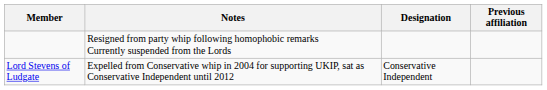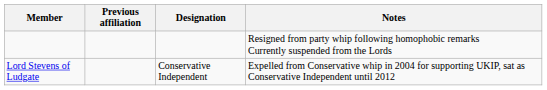columns swapped: (506, 17) <-> (233, 17)
